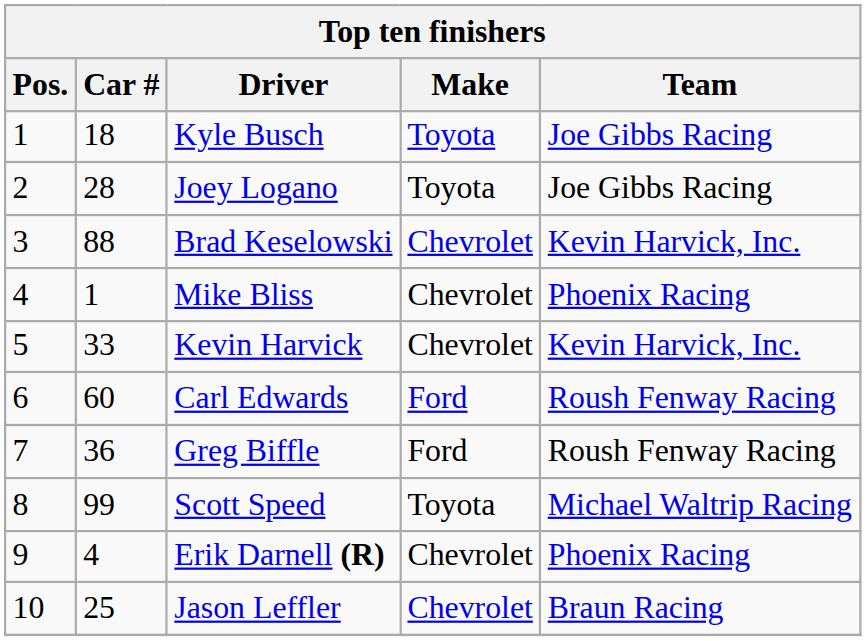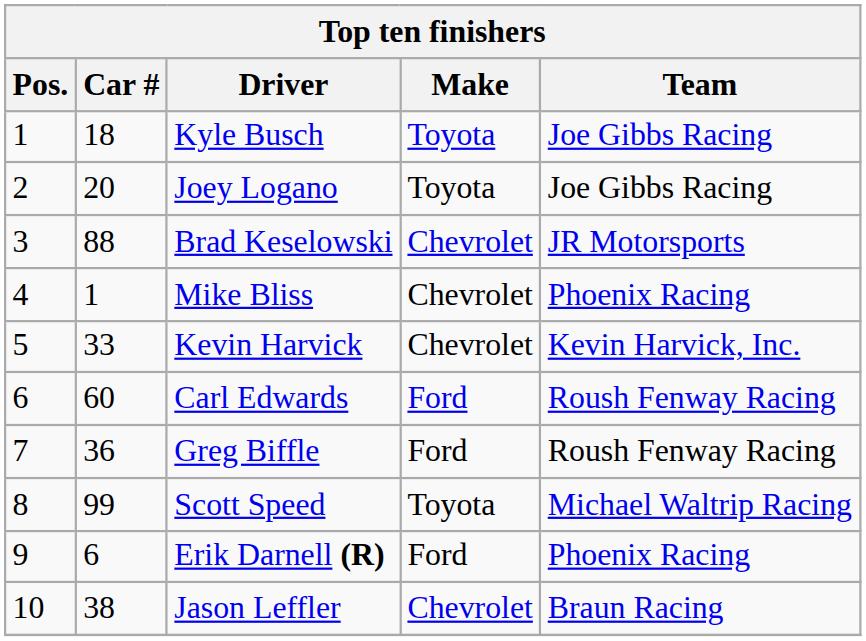(99, 188) 28 -> (99, 188) 20
(674, 241) Kevin Harvick, Inc. -> (646, 241) JR Motorsports
(91, 556) 4 -> (91, 556) 6
(470, 556) Chevrolet -> (437, 556) Ford
(99, 608) 25 -> (99, 608) 38
